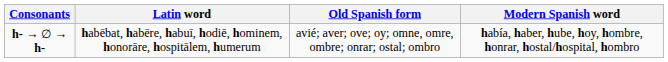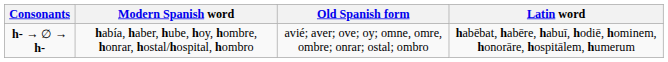columns swapped: (182, 14) <-> (562, 14)
